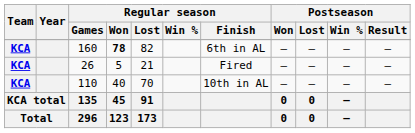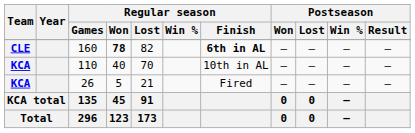(20, 49) KCA -> (20, 49) CLE
(236, 49) normal -> (236, 49) bold
rows swapped: (87, 84) <-> (87, 66)
